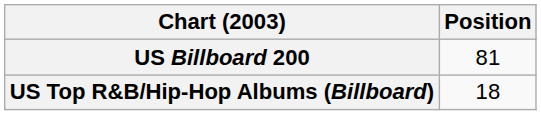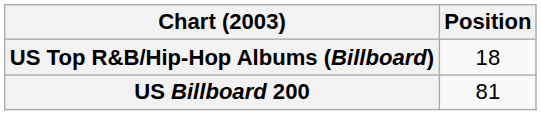rows swapped: (222, 57) <-> (222, 92)
